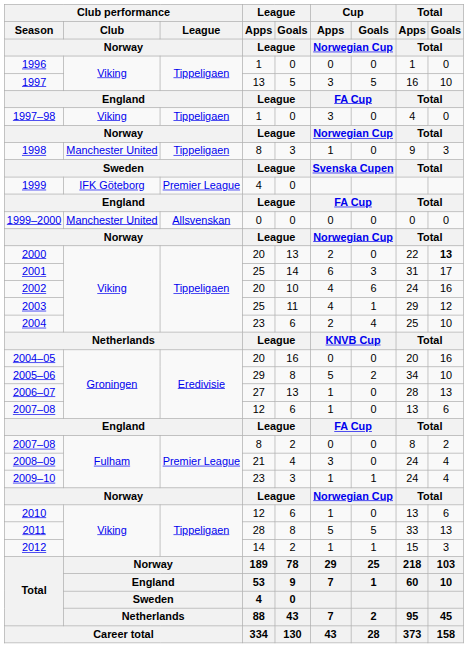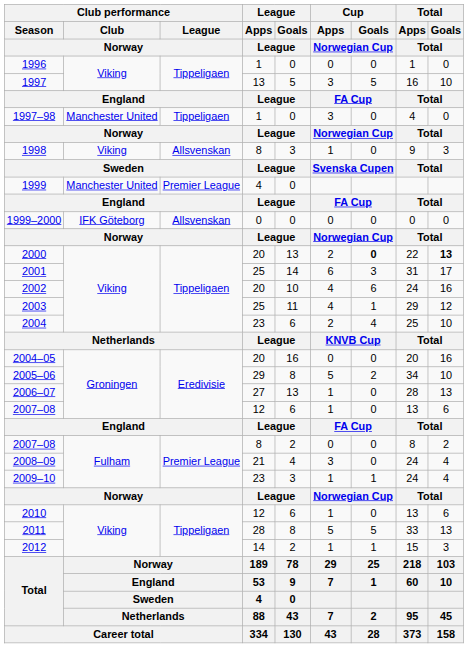(112, 116) Viking -> (112, 116) Manchester United
(112, 151) Manchester United -> (112, 151) Viking
(201, 151) Tippeligaen -> (201, 151) Allsvenskan
(112, 185) IFK Göteborg -> (112, 185) Manchester United
(112, 220) Manchester United -> (112, 220) IFK Göteborg
(374, 254) normal -> (374, 254) bold
